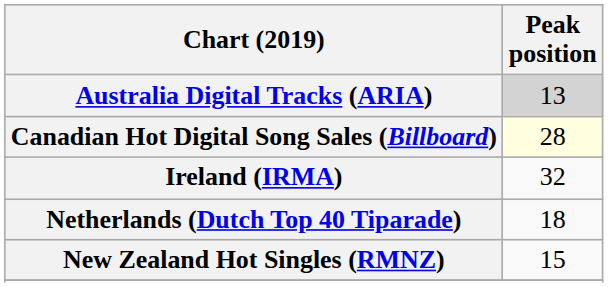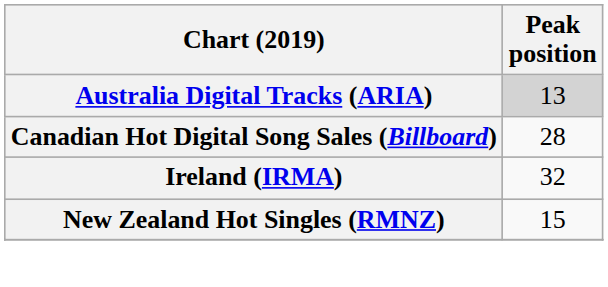(553, 136) lightyellow background -> (553, 136) no background
- row: (254, 218)
